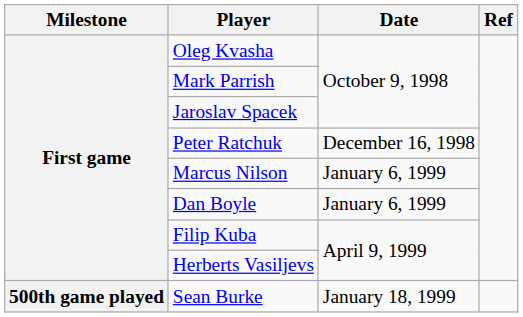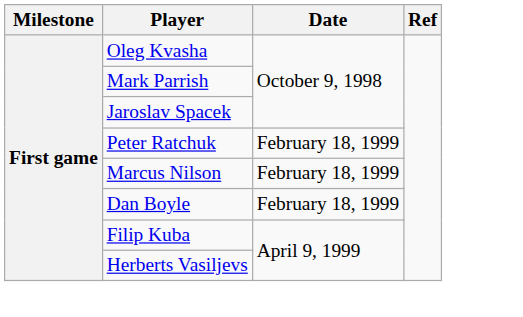(399, 142) December 16, 1998 -> (328, 142) February 18, 1999
(384, 173) January 6, 1999 -> (328, 173) February 18, 1999
(384, 204) January 6, 1999 -> (328, 204) February 18, 1999
- row: (218, 296)
